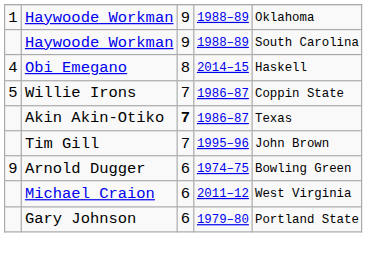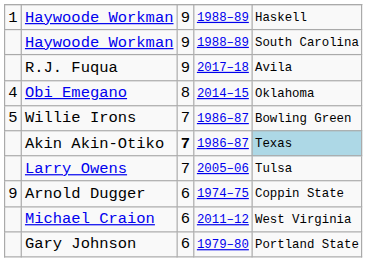(285, 17) Oklahoma -> (281, 17) Haskell
+ row: (13, 68)
(281, 68) Haskell -> (285, 93) Oklahoma
(300, 93) Coppin State -> (303, 118) Bowling Green
(274, 118) no background -> (274, 143) lightblue background
- row: (13, 143)
+ row: (13, 168)
(303, 168) Bowling Green -> (300, 194) Coppin State
